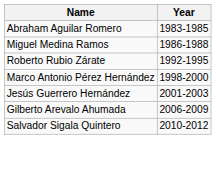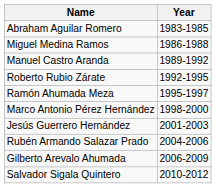+ row: (58, 61)
+ row: (60, 93)
+ row: (78, 142)
